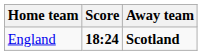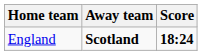columns swapped: (160, 15) <-> (102, 15)
